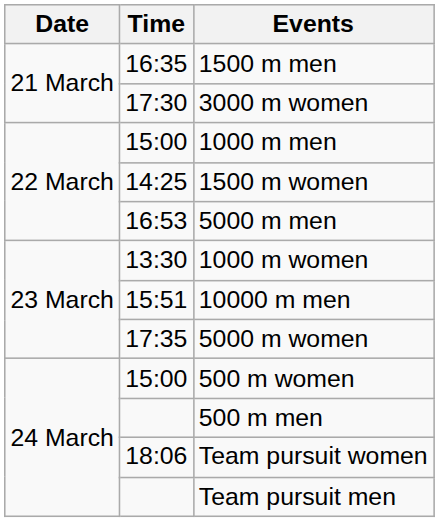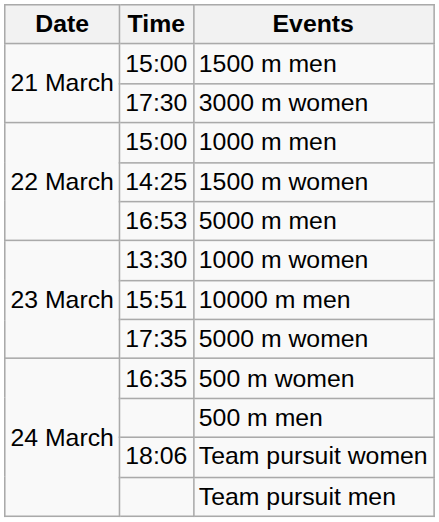(156, 63) 16:35 -> (156, 63) 15:00
(156, 378) 15:00 -> (156, 378) 16:35
